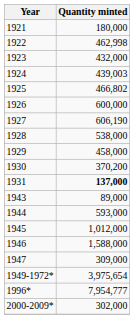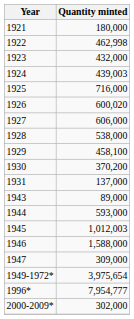(112, 89) 466,802 -> (112, 89) 716,000
(112, 105) 600,000 -> (112, 105) 600,020
(112, 120) 606,190 -> (112, 120) 606,000
(112, 151) 458,000 -> (112, 151) 458,100
(112, 182) bold -> (112, 182) normal
(108, 228) 1,012,000 -> (108, 228) 1,012,003
